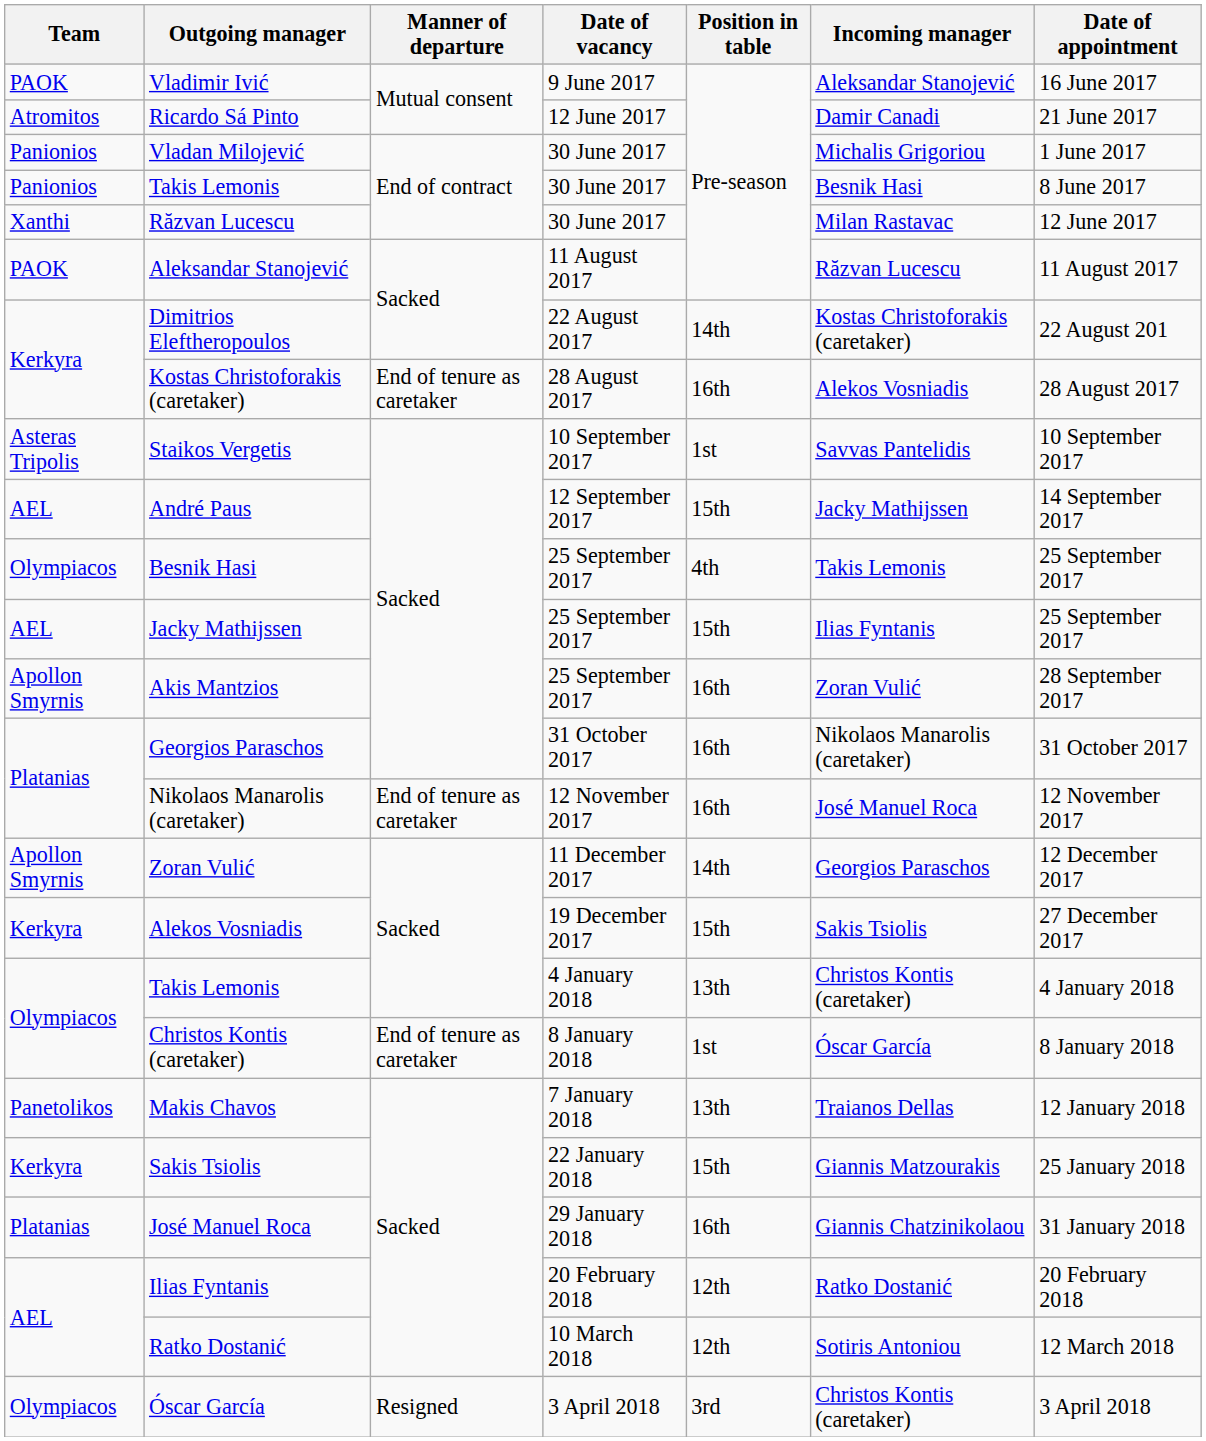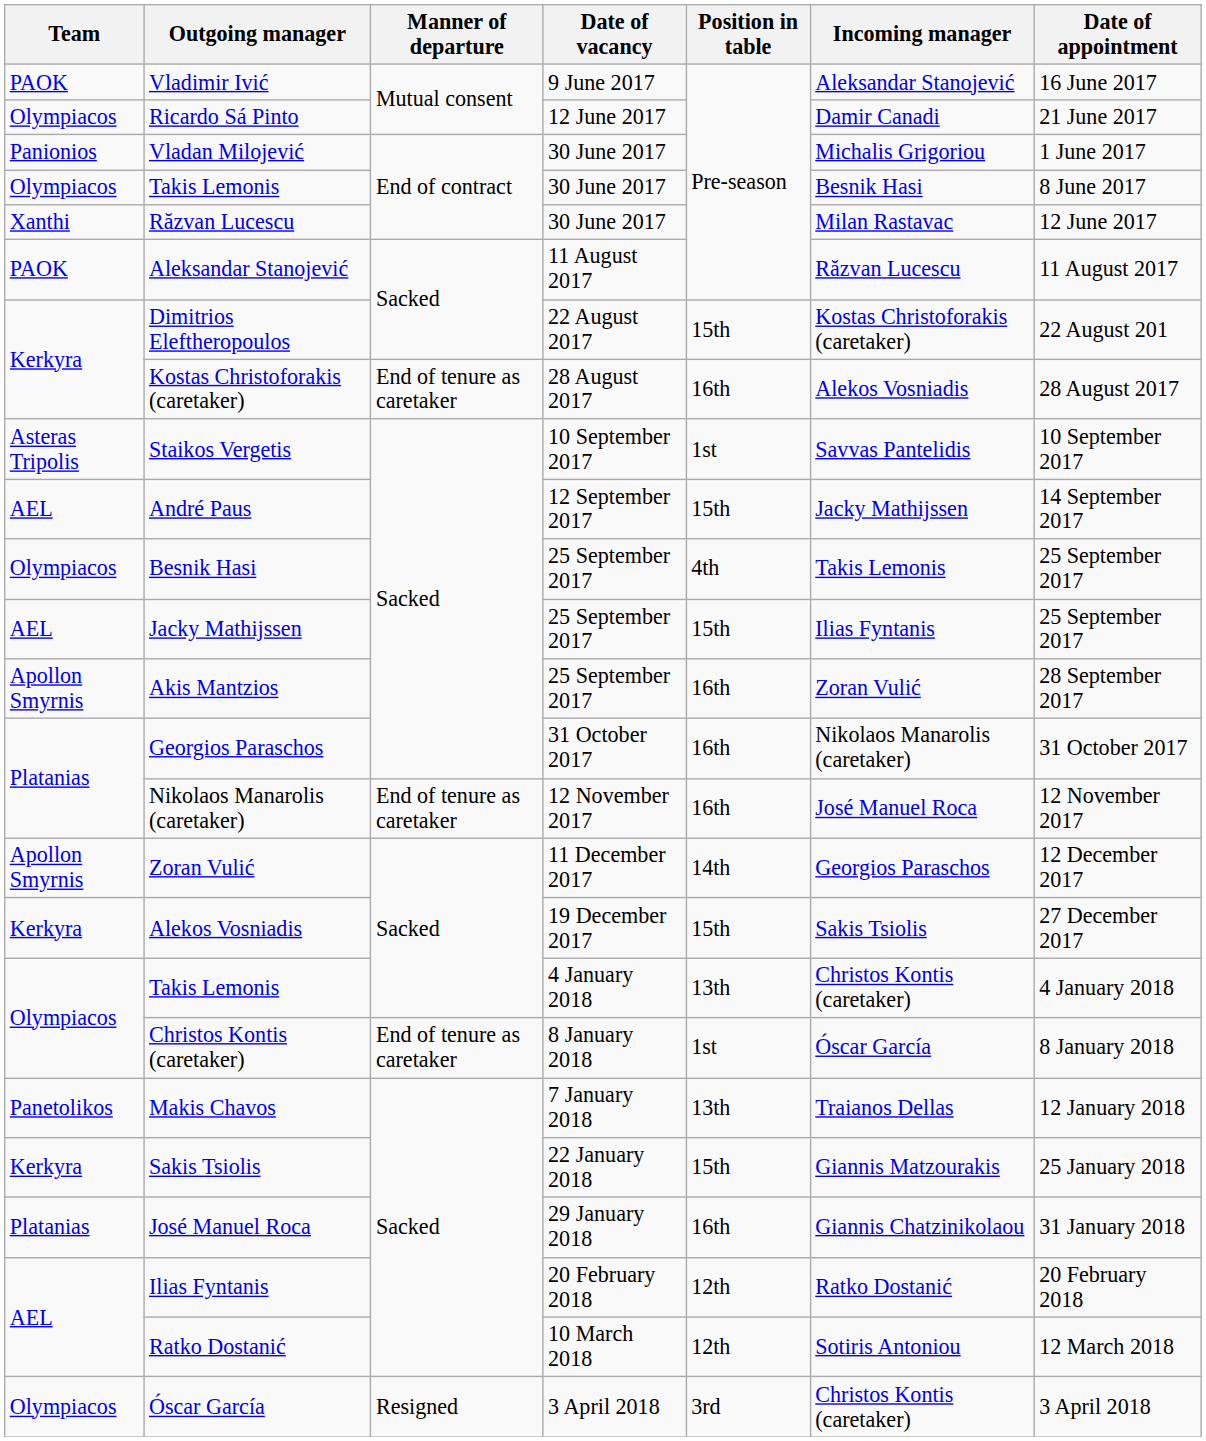(55, 116) Atromitos -> (63, 116) Olympiacos
(53, 186) Panionios -> (63, 186) Olympiacos
(711, 329) 14th -> (711, 329) 15th
